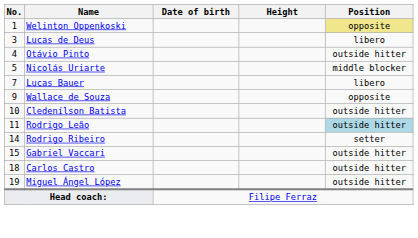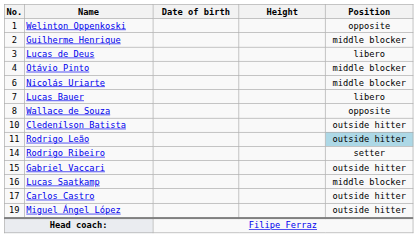(369, 26) khaki background -> (369, 26) no background
+ row: (73, 40)
(369, 54) outside hitter -> (369, 68) middle blocker
(14, 68) 5 -> (14, 82) 6
(14, 97) 9 -> (14, 111) 8
+ row: (63, 182)
(14, 168) 18 -> (14, 196) 17
